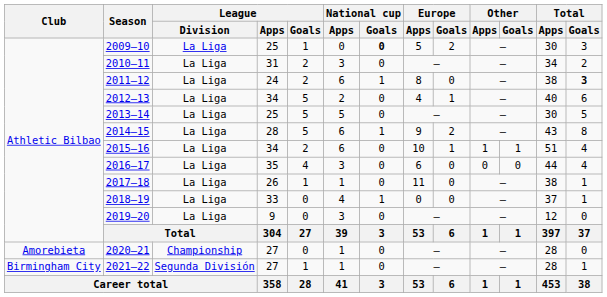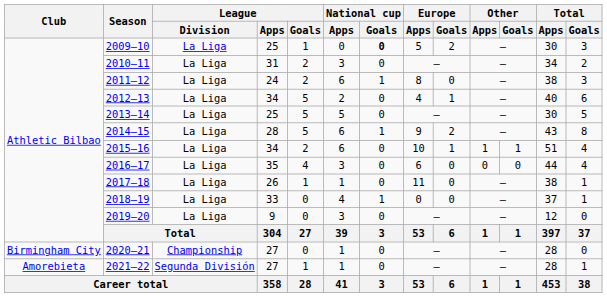(584, 81) bold -> (584, 81) normal
(54, 250) Amorebieta -> (54, 250) Birmingham City
(54, 267) Birmingham City -> (54, 267) Amorebieta
